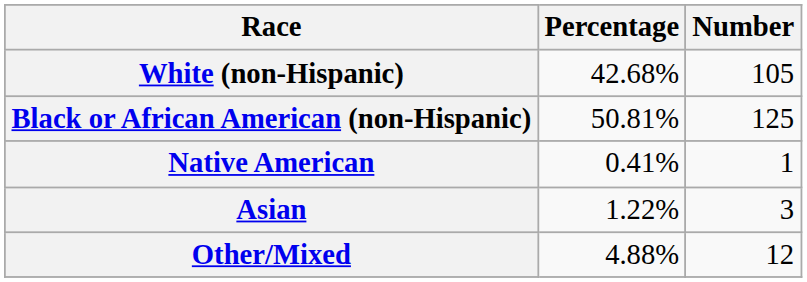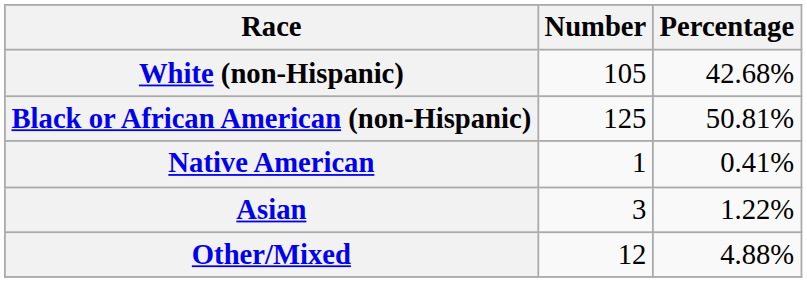columns swapped: (743, 27) <-> (612, 27)
